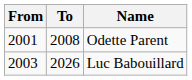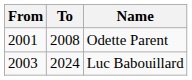(65, 63) 2026 -> (65, 63) 2024
